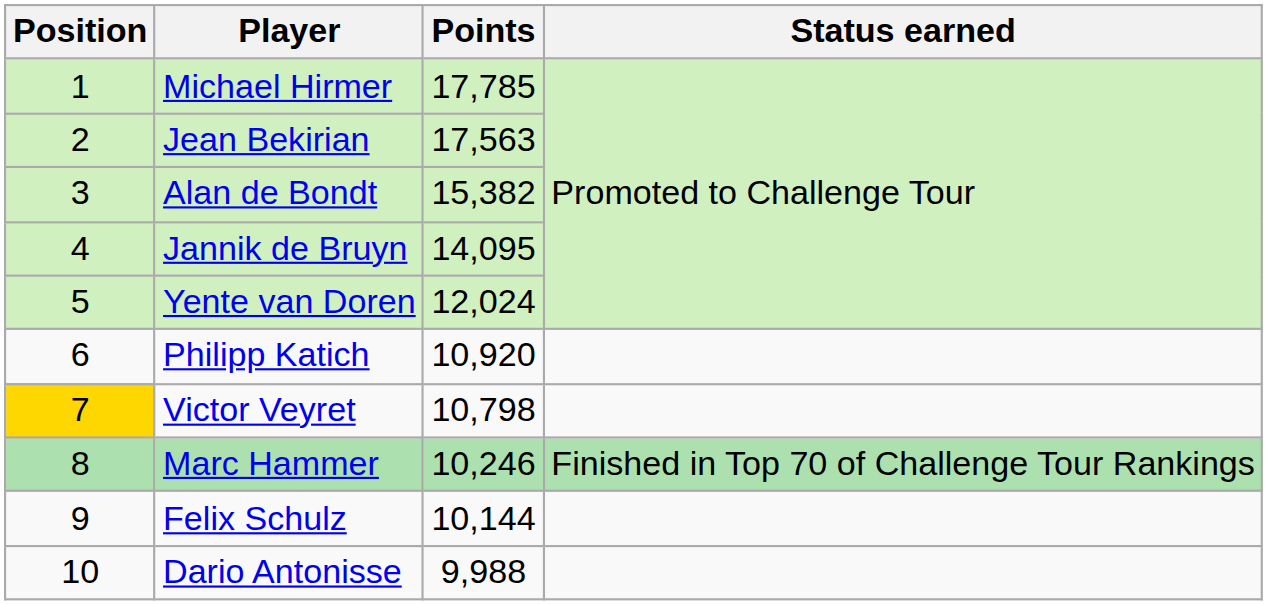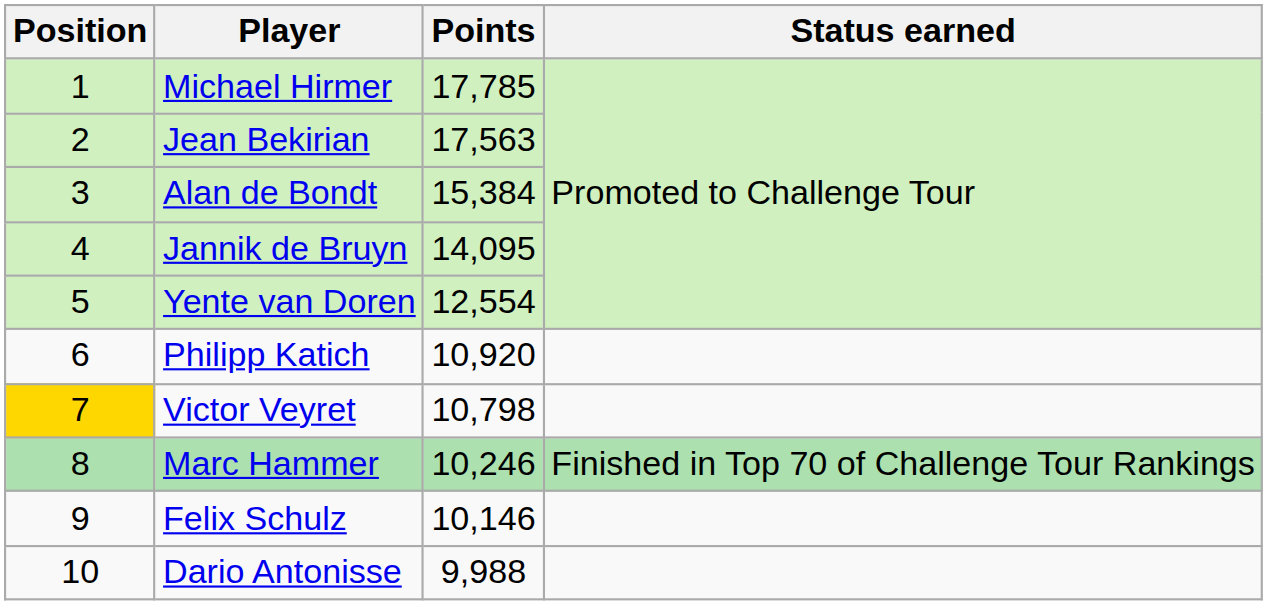(484, 193) 15,382 -> (484, 193) 15,384
(484, 301) 12,024 -> (484, 301) 12,554
(484, 517) 10,144 -> (484, 517) 10,146
